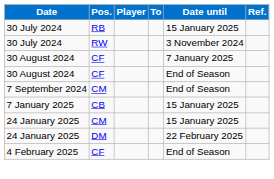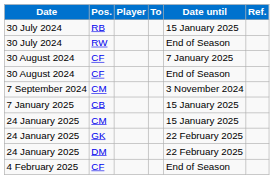(205, 43) 3 November 2024 -> (198, 43) End of Season
(198, 89) End of Season -> (205, 89) 3 November 2024
+ row: (43, 136)
